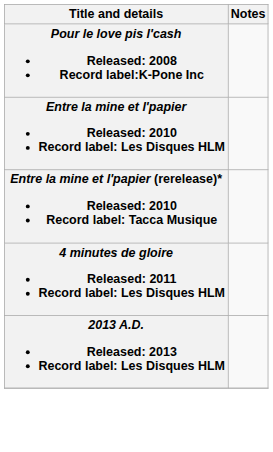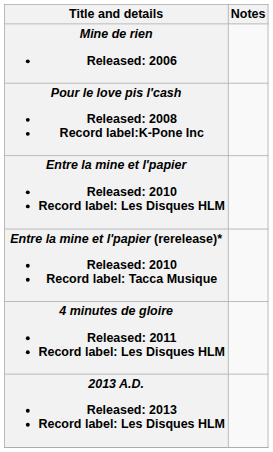+ row: (116, 47)
